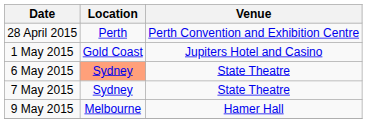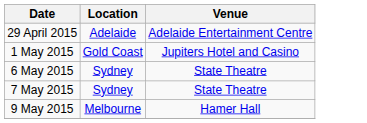- row: (42, 33)
+ row: (42, 33)
(113, 71) lightsalmon background -> (113, 71) no background
